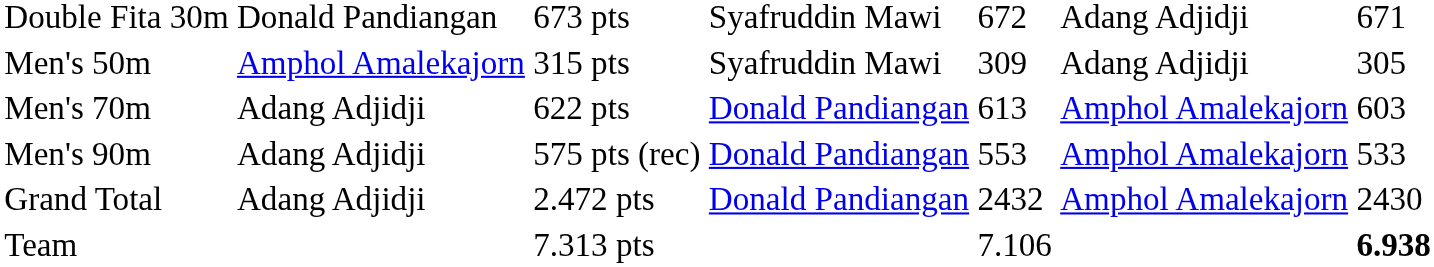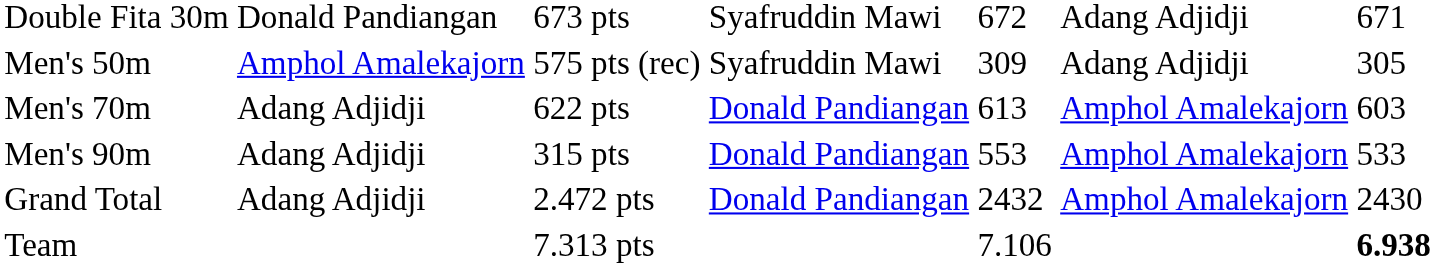(581, 62) 315 pts -> (617, 62) 575 pts (rec)
(617, 153) 575 pts (rec) -> (581, 153) 315 pts
